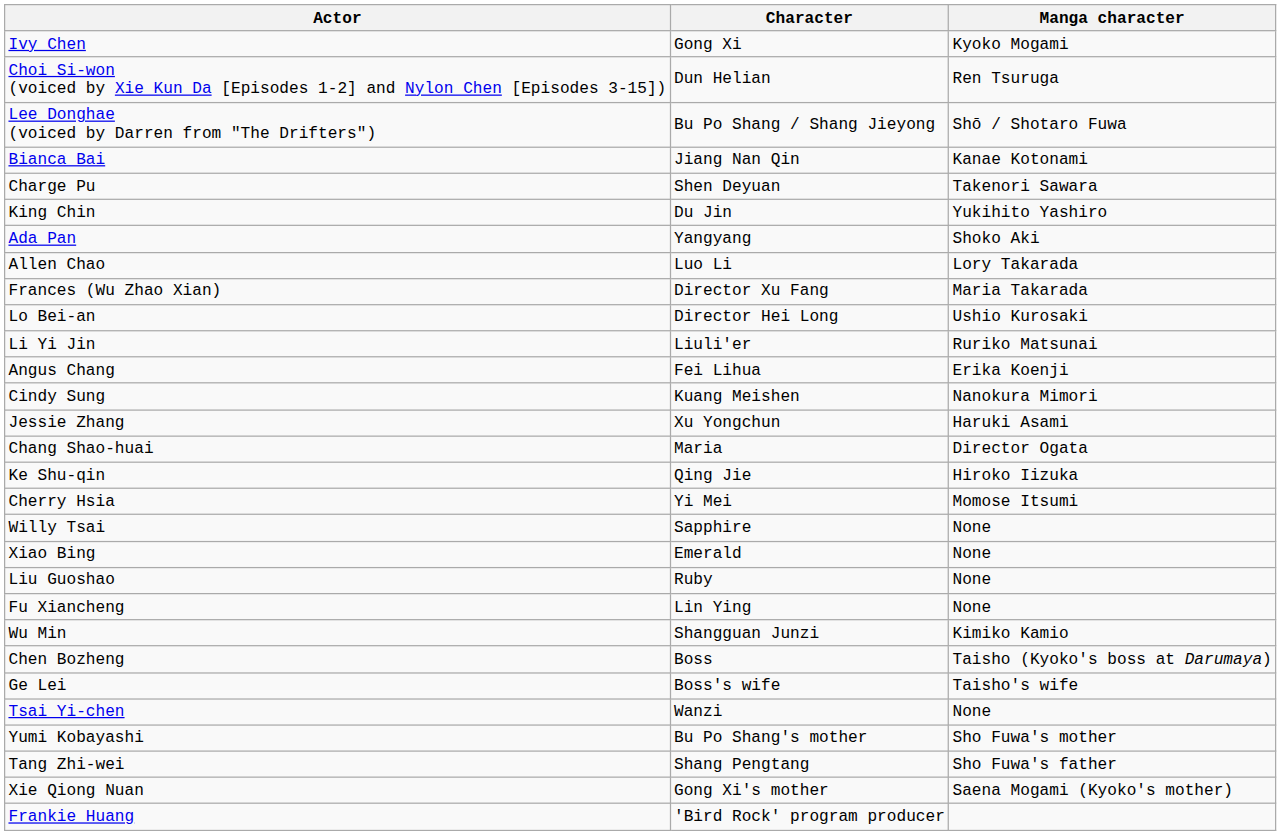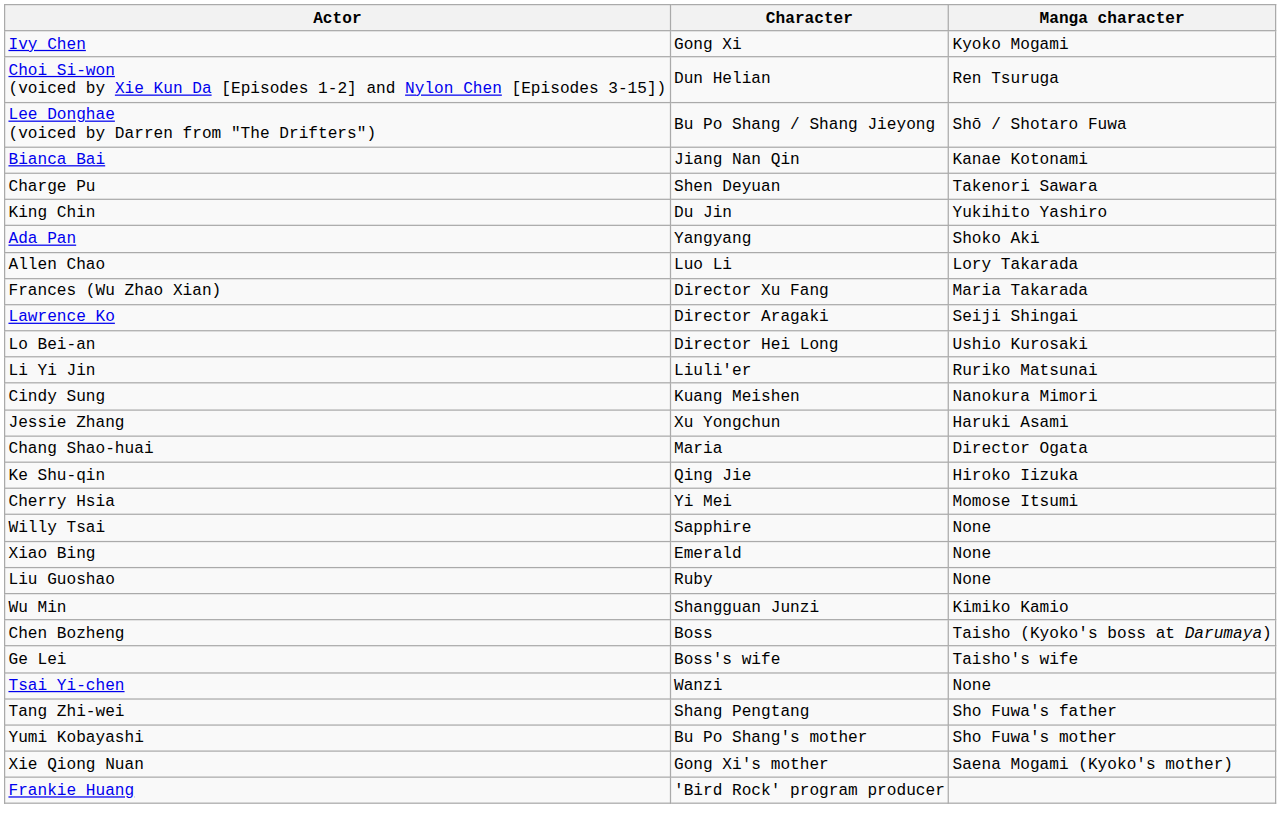+ row: (62, 318)
- row: (62, 370)
- row: (67, 607)
rows swapped: (67, 764) <-> (76, 738)
